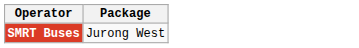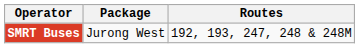+ column: (261, 14)
